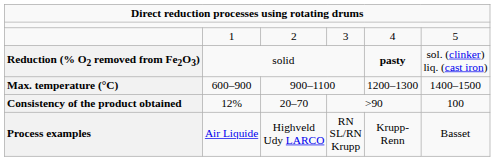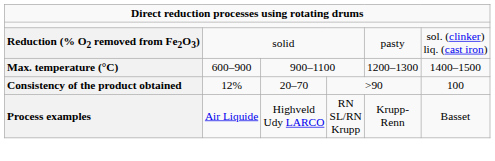- row: (232, 36)
(393, 61) bold -> (393, 43) normal
